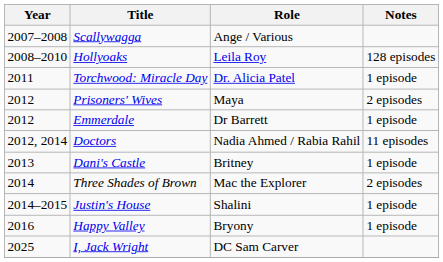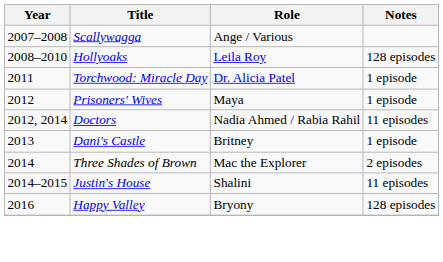(394, 99) 2 episodes -> (392, 99) 1 episode
- row: (104, 120)
(392, 204) 1 episode -> (397, 183) 11 episodes
(392, 225) 1 episode -> (401, 204) 128 episodes
- row: (111, 246)
